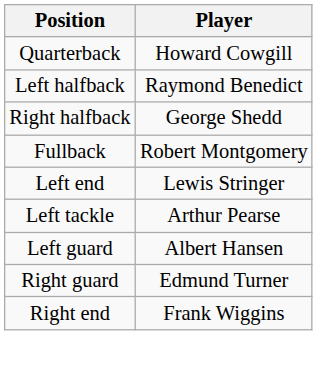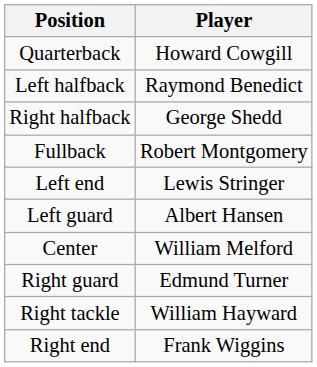- row: (70, 215)
+ row: (70, 248)
+ row: (70, 313)
